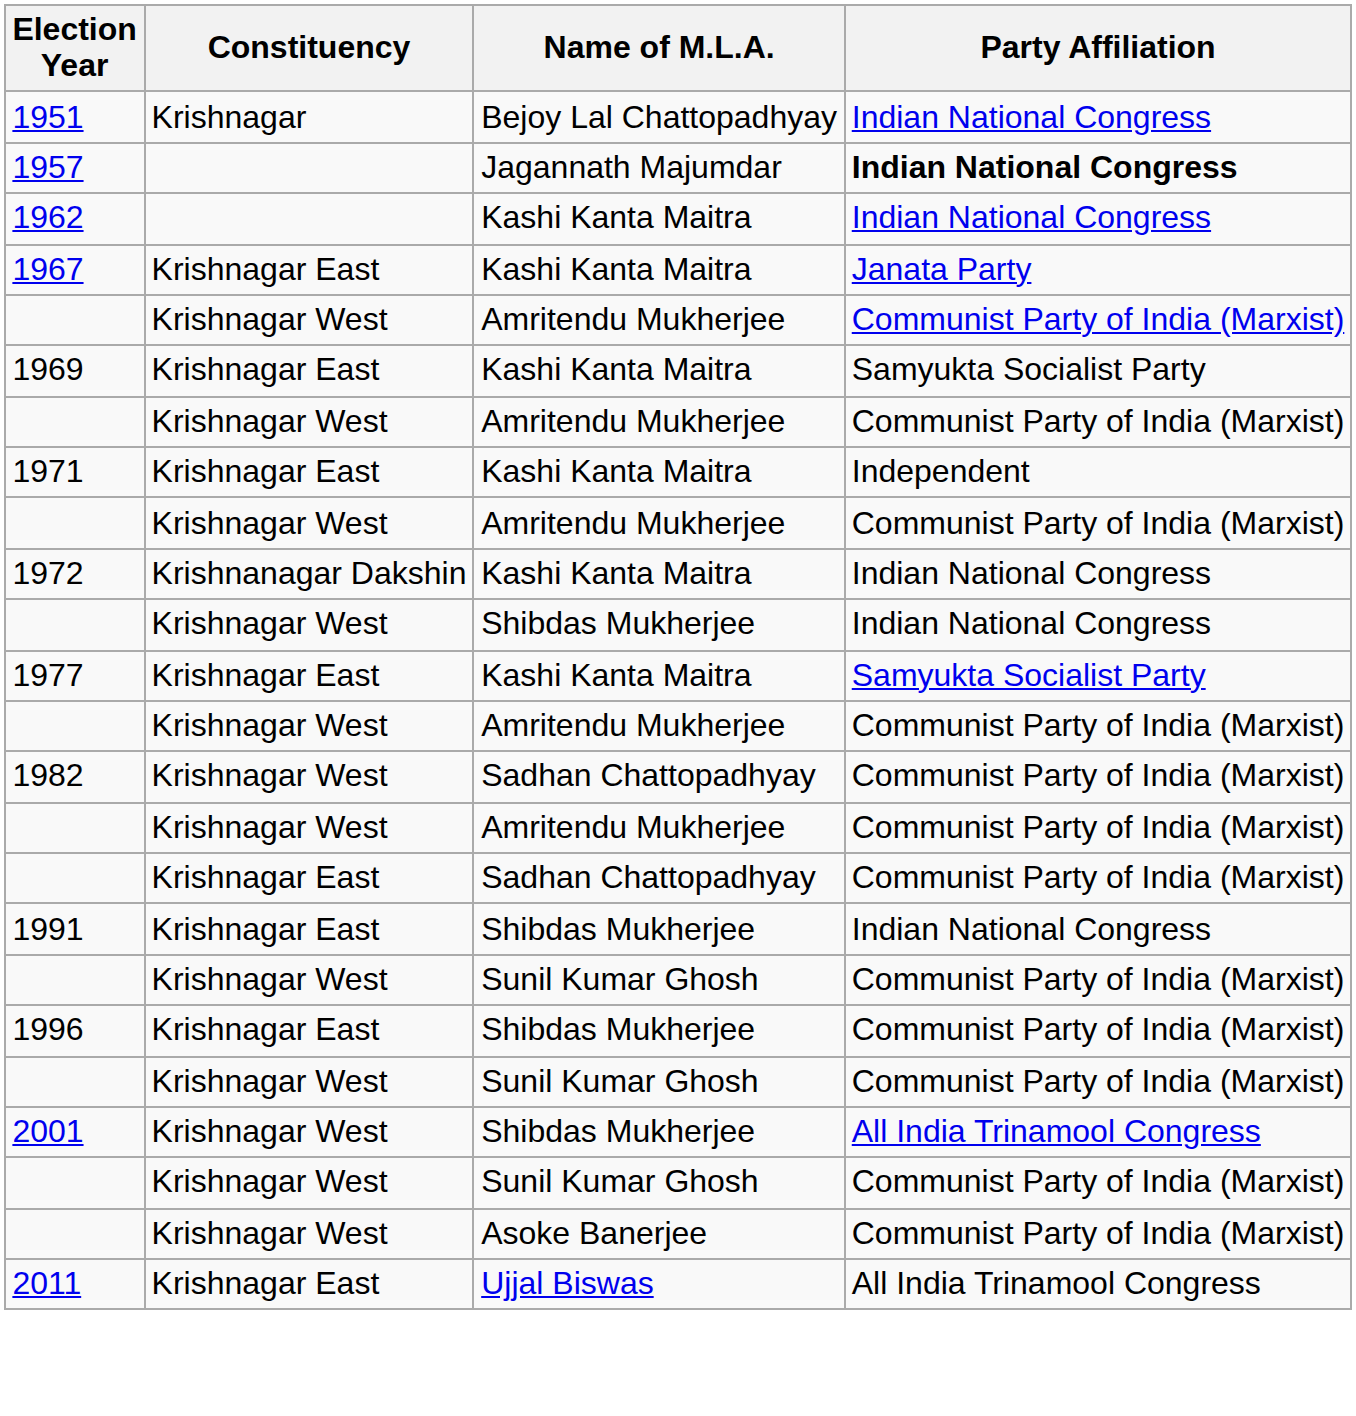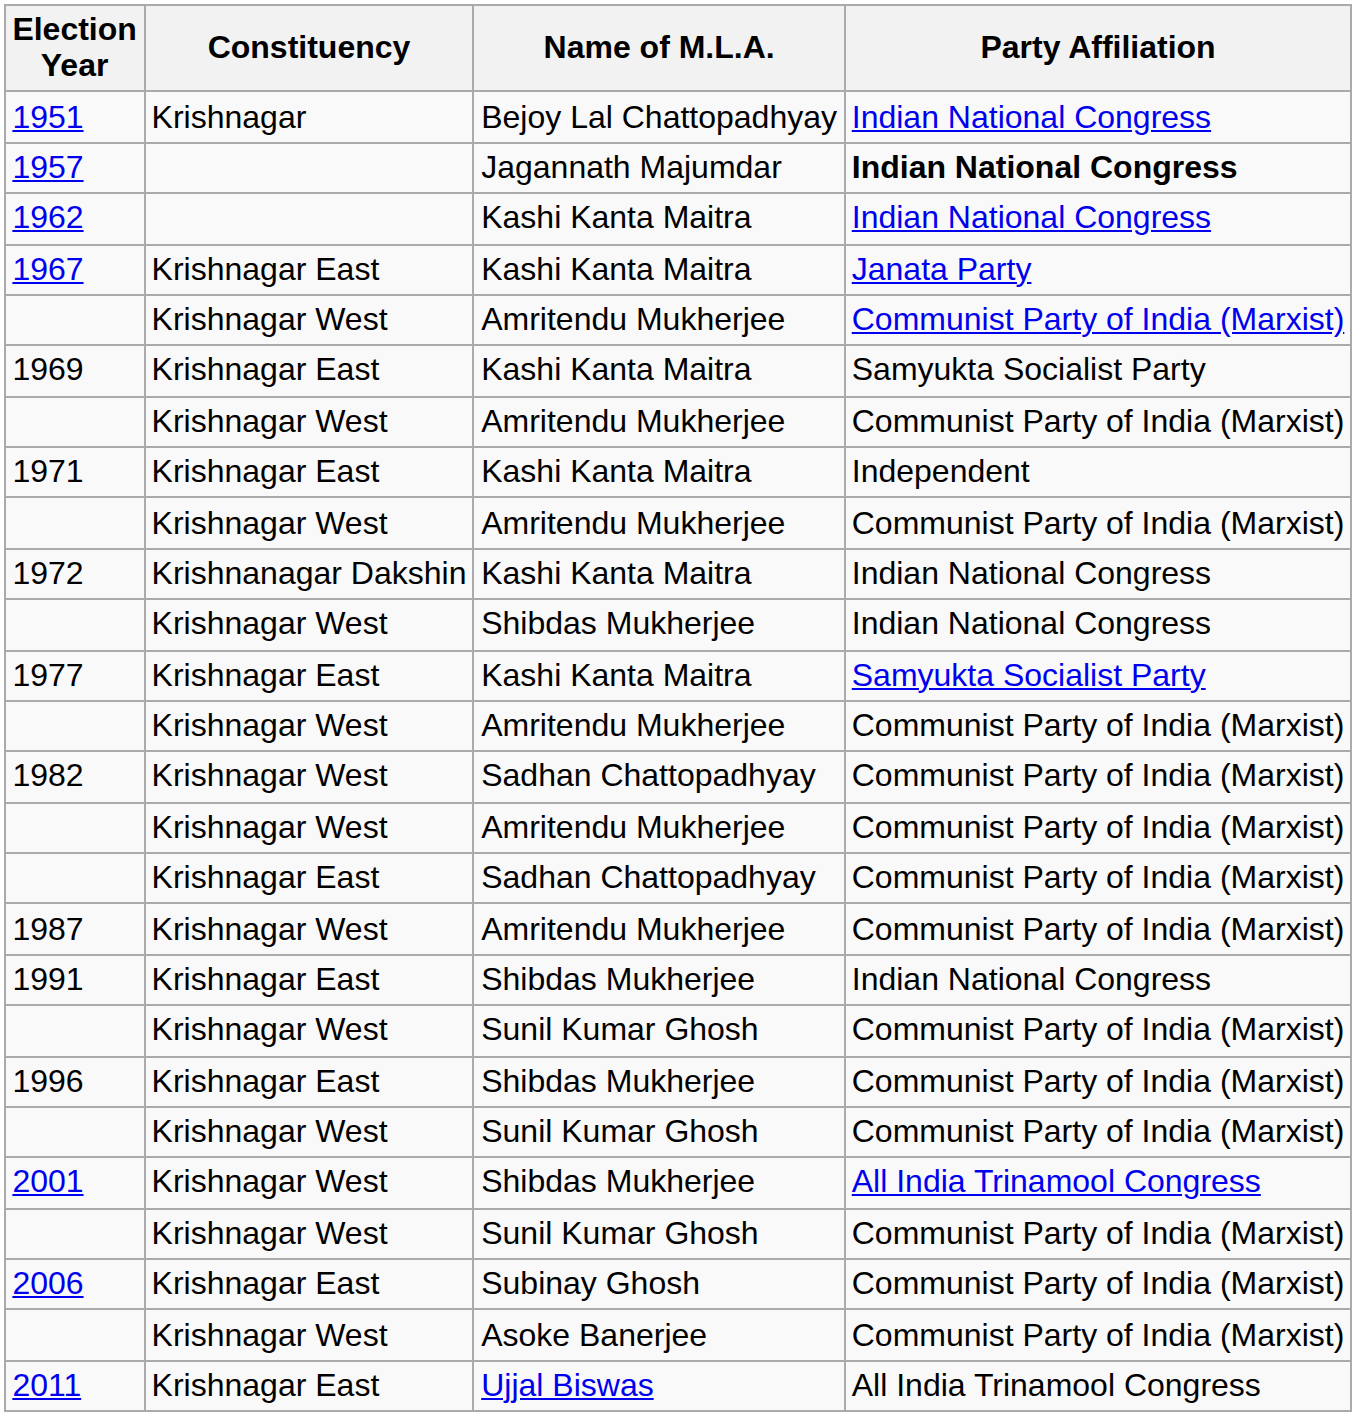+ row: (48, 928)
+ row: (48, 1283)
